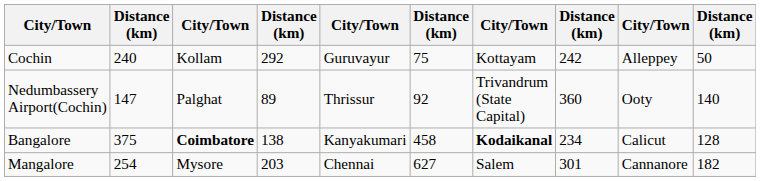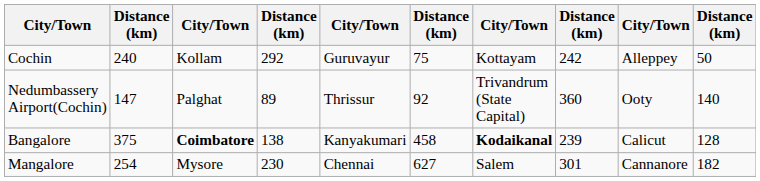(571, 140) 234 -> (571, 140) 239
(272, 164) 203 -> (272, 164) 230
